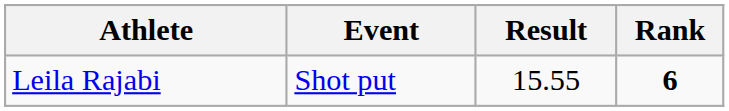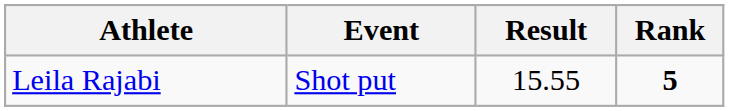(670, 79) 6 -> (670, 79) 5
